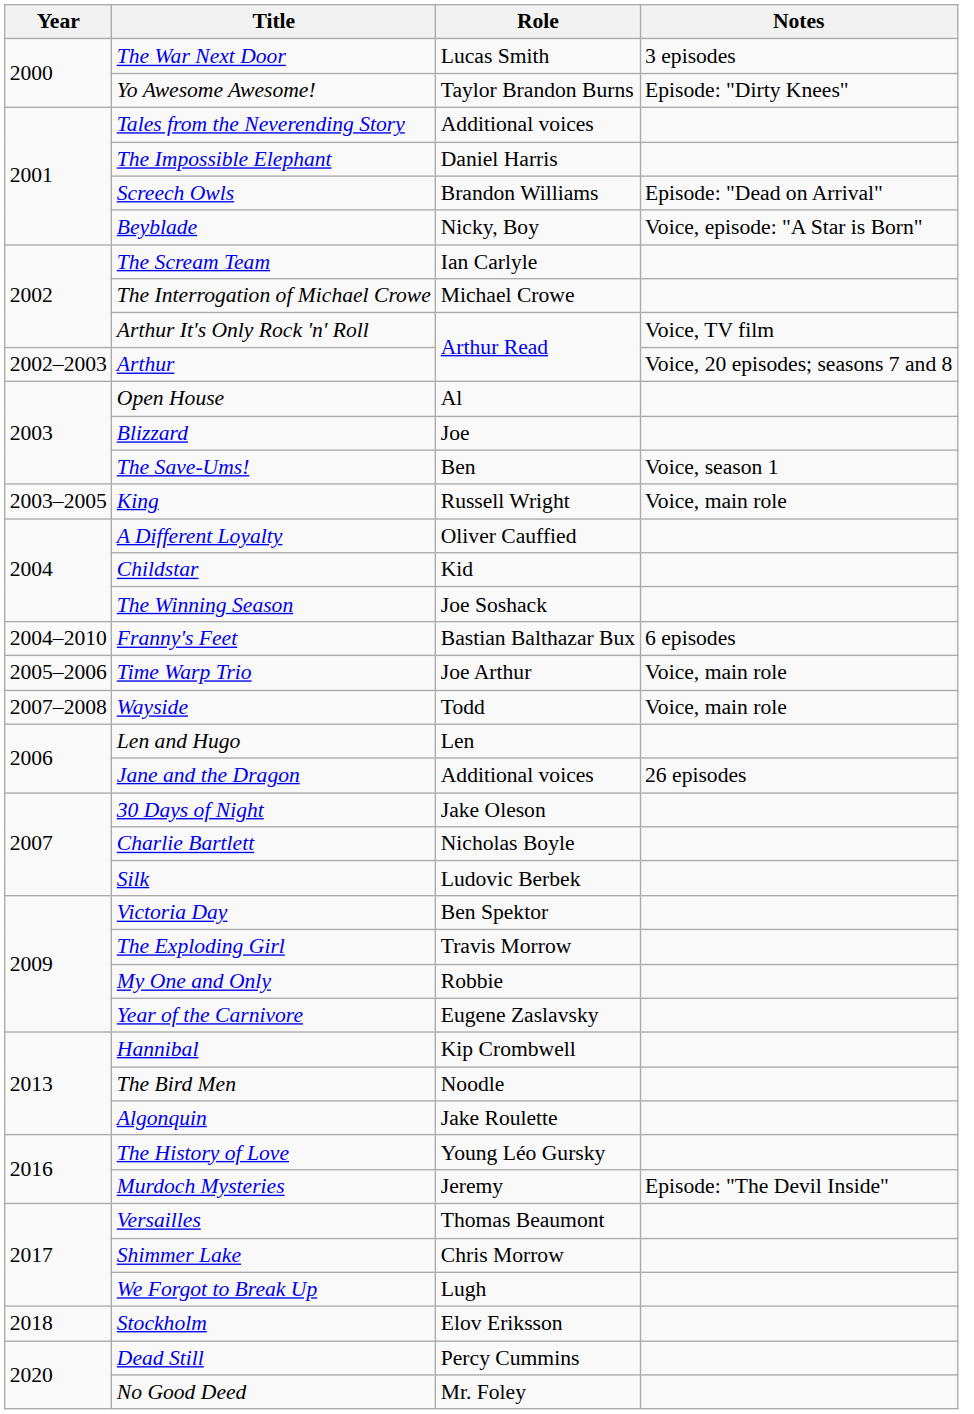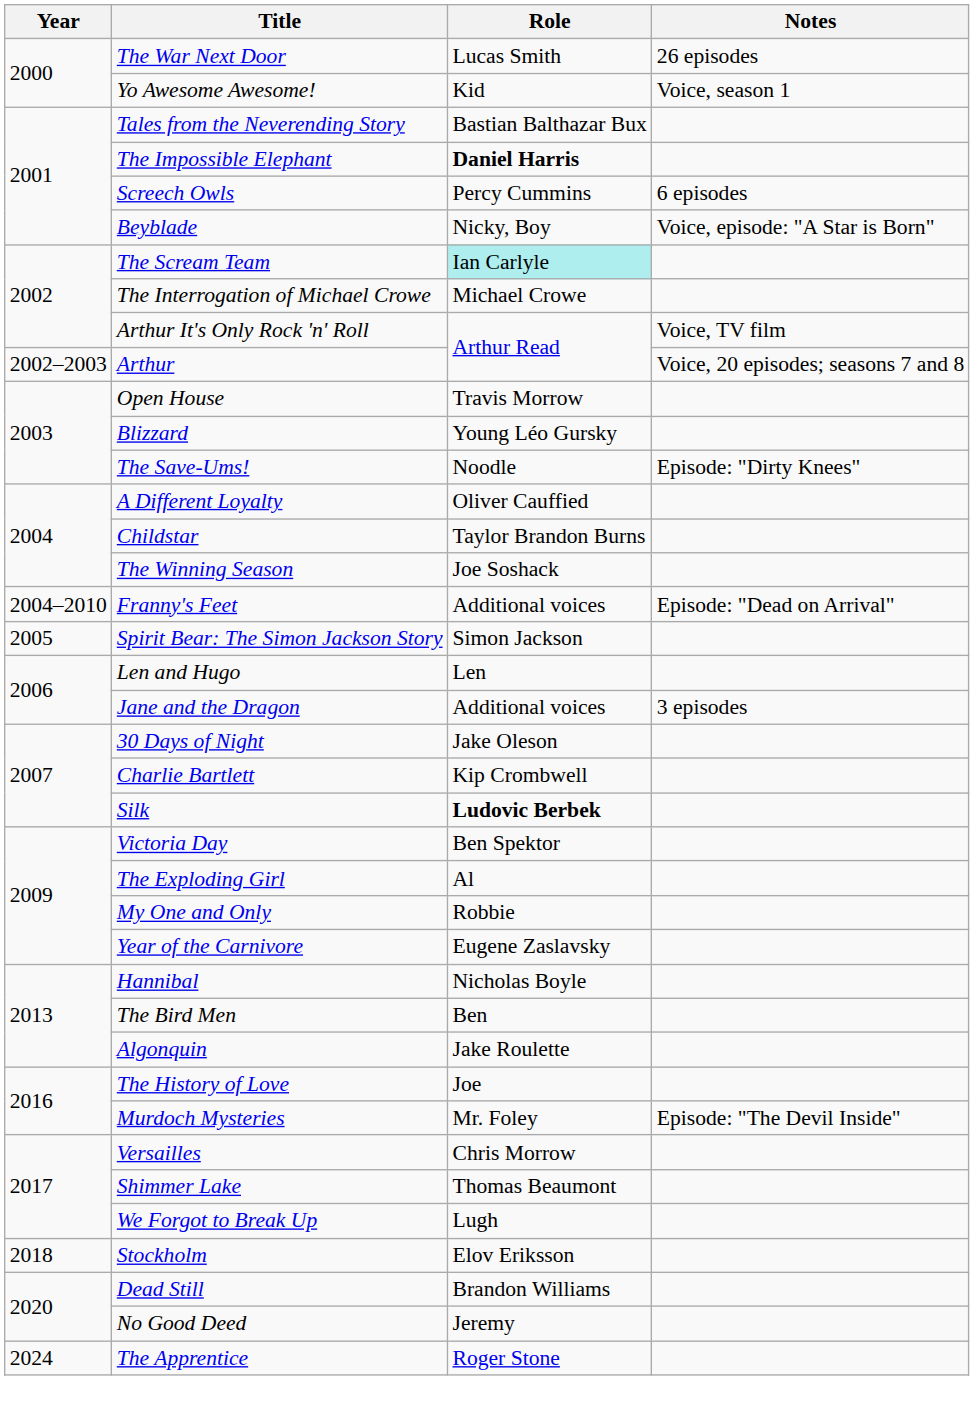(690, 55) 3 episodes -> (708, 55) 26 episodes
(537, 90) Taylor Brandon Burns -> (469, 90) Kid
(747, 90) Episode: "Dirty Knees" -> (724, 90) Voice, season 1
(517, 124) Additional voices -> (550, 124) Bastian Balthazar Bux
(499, 158) normal -> (516, 158) bold
(520, 192) Brandon Williams -> (522, 192) Percy Cummins
(764, 192) Episode: "Dead on Arrival" -> (702, 192) 6 episodes
(489, 261) no background -> (501, 261) paleturquoise background
(452, 398) Al -> (518, 398) Travis Morrow
(455, 432) Joe -> (535, 432) Young Léo Gursky
(458, 466) Ben -> (484, 466) Noodle
(712, 466) Voice, season 1 -> (759, 466) Episode: "Dirty Knees"
- row: (138, 501)
(457, 569) Kid -> (549, 535) Taylor Brandon Burns
(538, 638) Bastian Balthazar Bux -> (529, 603) Additional voices
(690, 638) 6 episodes -> (776, 603) Episode: "Dead on Arrival"
+ row: (280, 638)
- row: (184, 672)
- row: (152, 706)
(696, 775) 26 episodes -> (702, 706) 3 episodes
(508, 843) Nicholas Boyle -> (520, 775) Kip Crombwell
(511, 878) normal -> (527, 809) bold
(506, 946) Travis Morrow -> (463, 878) Al
(508, 1049) Kip Crombwell -> (519, 980) Nicholas Boyle
(473, 1083) Noodle -> (470, 1015) Ben
(523, 1152) Young Léo Gursky -> (467, 1083) Joe
(472, 1186) Jeremy -> (495, 1117) Mr. Foley
(523, 1220) Thomas Beaumont -> (514, 1152) Chris Morrow
(502, 1254) Chris Morrow -> (534, 1186) Thomas Beaumont
(510, 1357) Percy Cummins -> (531, 1289) Brandon Williams
(483, 1391) Mr. Foley -> (484, 1323) Jeremy
+ row: (182, 1357)
